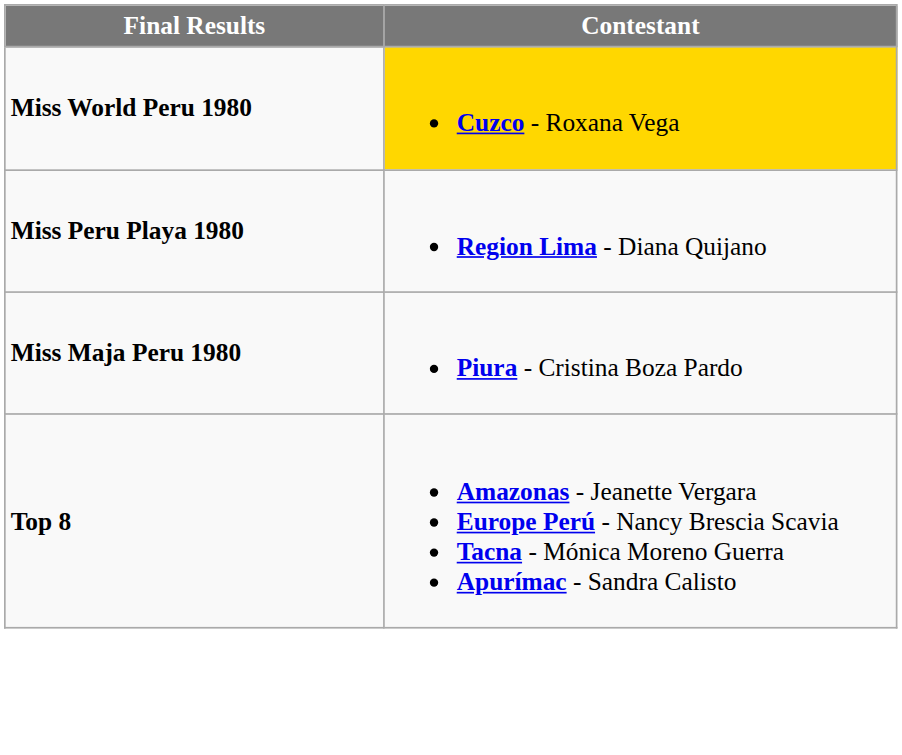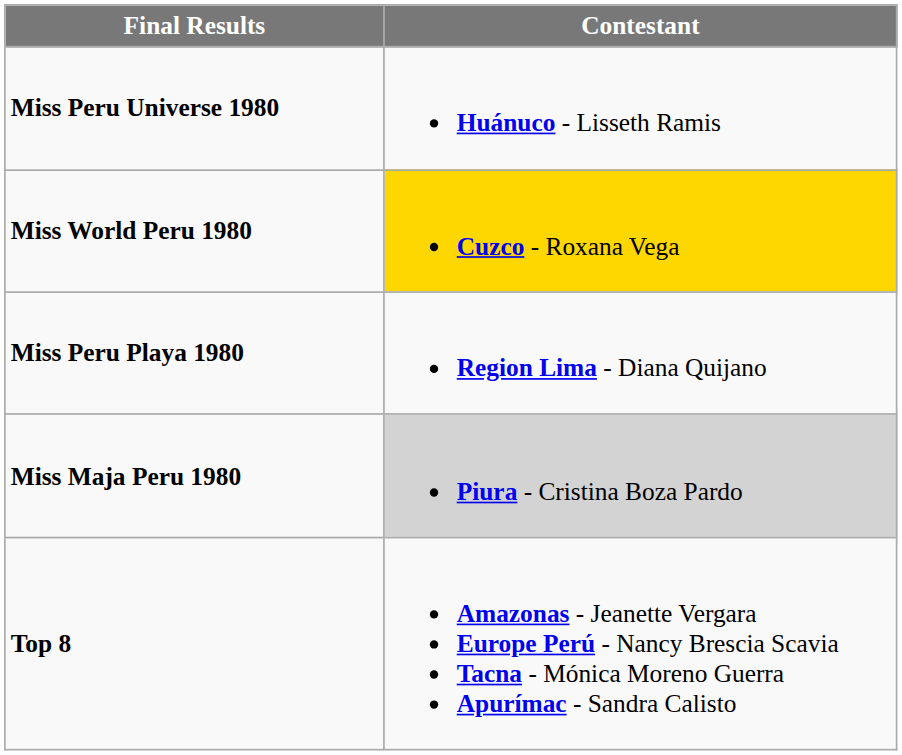+ row: (145, 107)
(640, 369) no background -> (640, 491) lightgrey background
